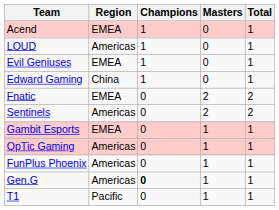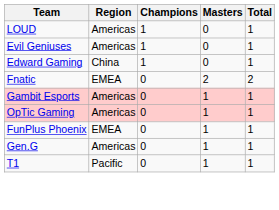- row: (22, 29)
(106, 63) EMEA -> (113, 46) Americas
- row: (28, 113)
(106, 130) EMEA -> (113, 96) Americas
(113, 163) Americas -> (106, 130) EMEA
(143, 180) bold -> (143, 146) normal
